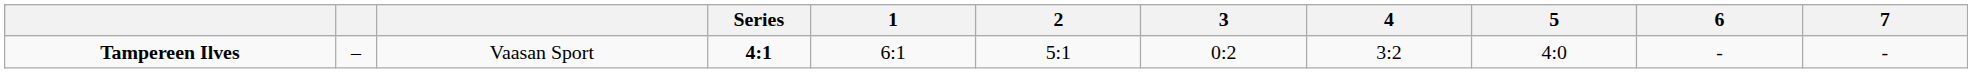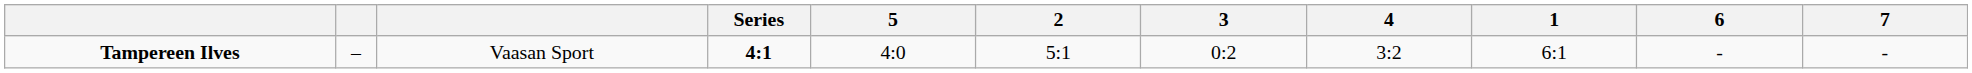columns swapped: (893, 20) <-> (1554, 20)
